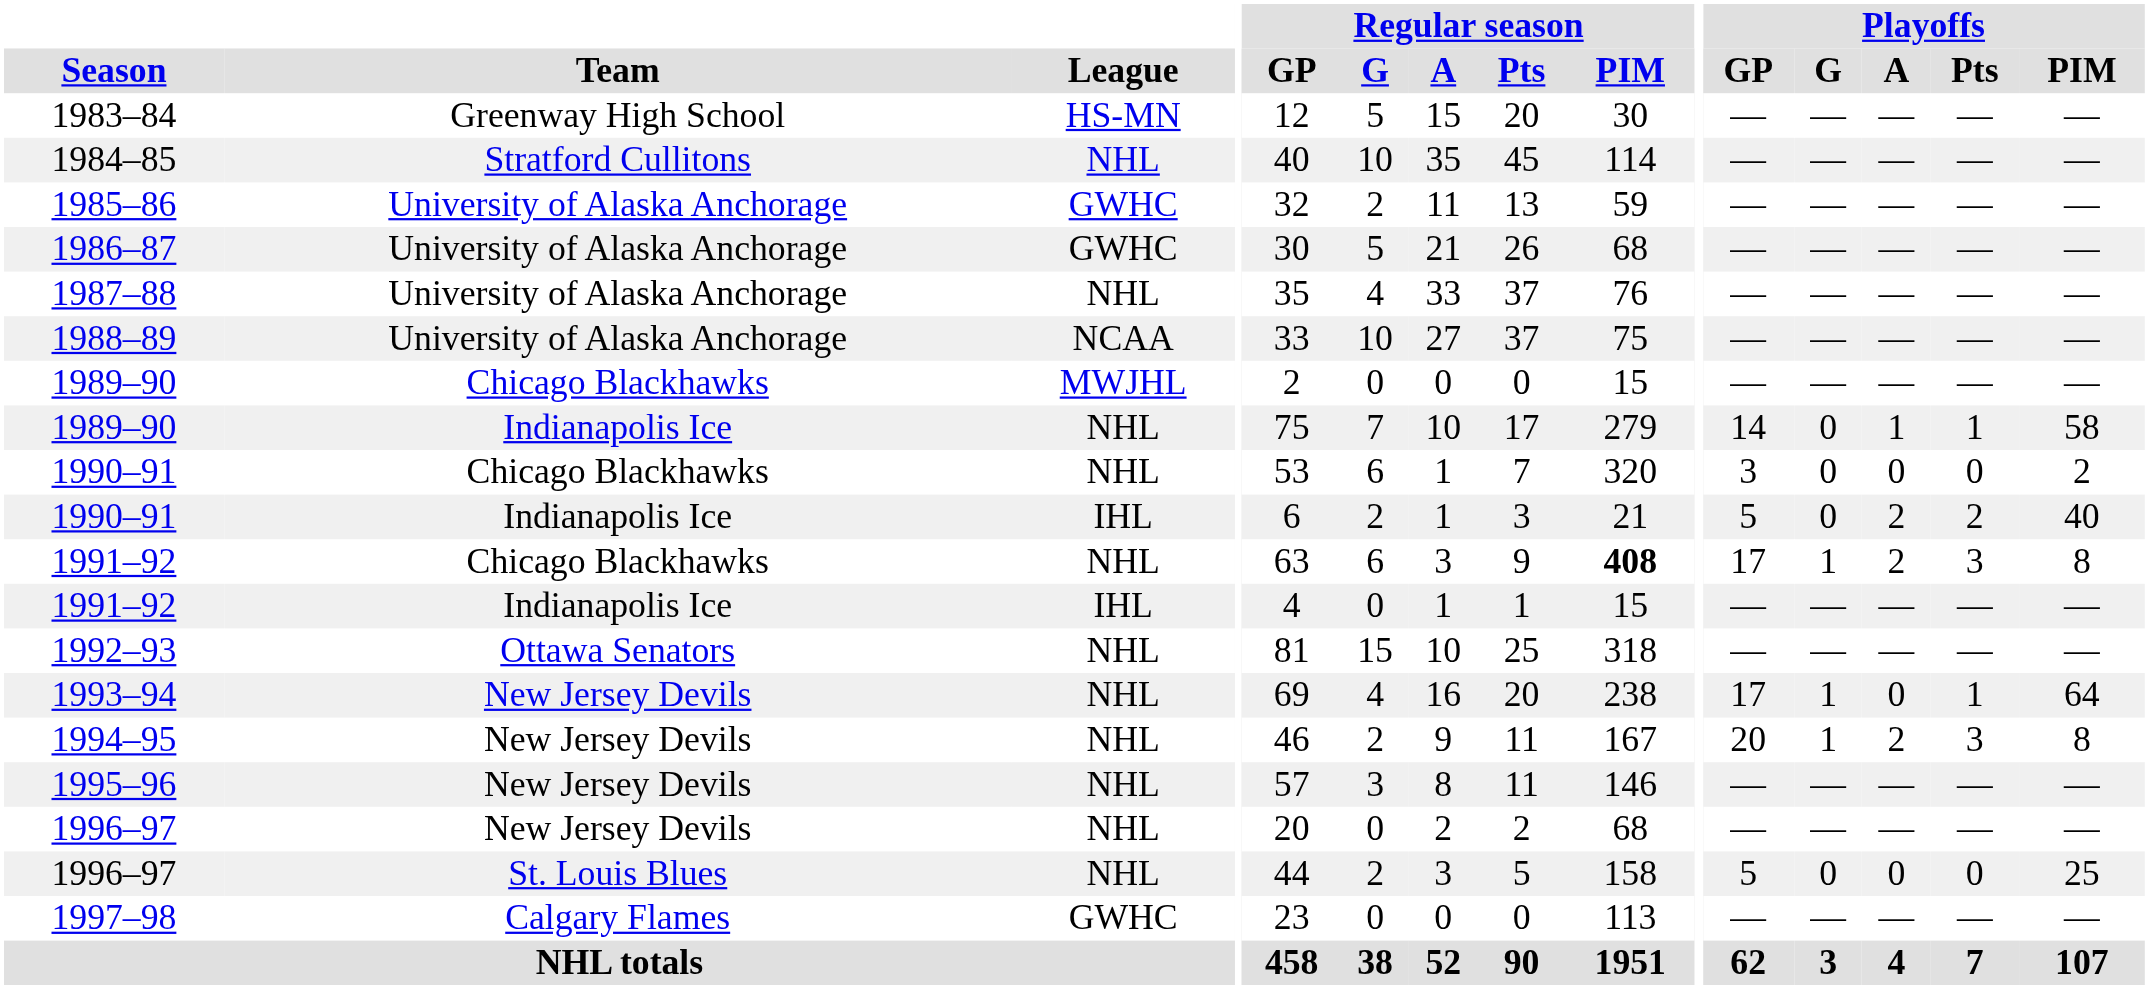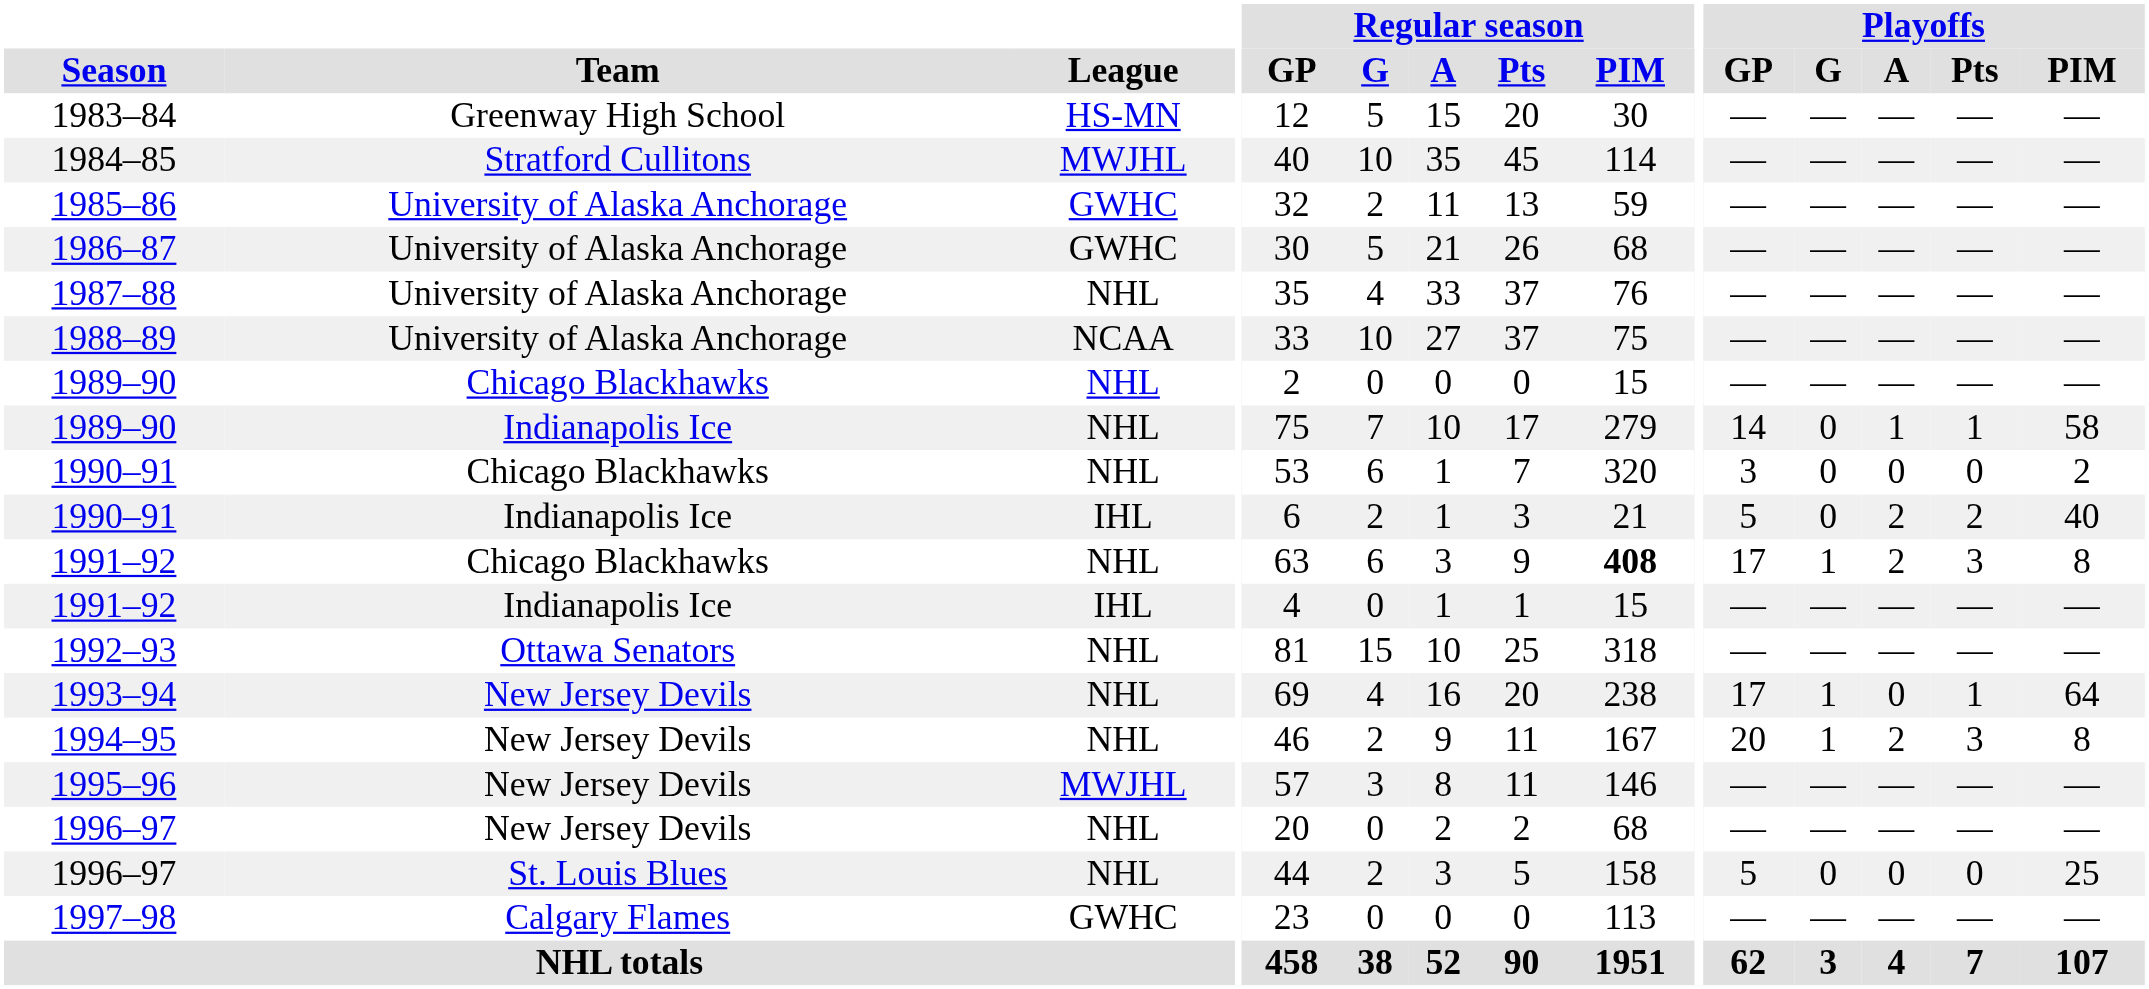(1123, 159) NHL -> (1123, 159) MWJHL
(1123, 382) MWJHL -> (1123, 382) NHL
(1123, 783) NHL -> (1123, 783) MWJHL
